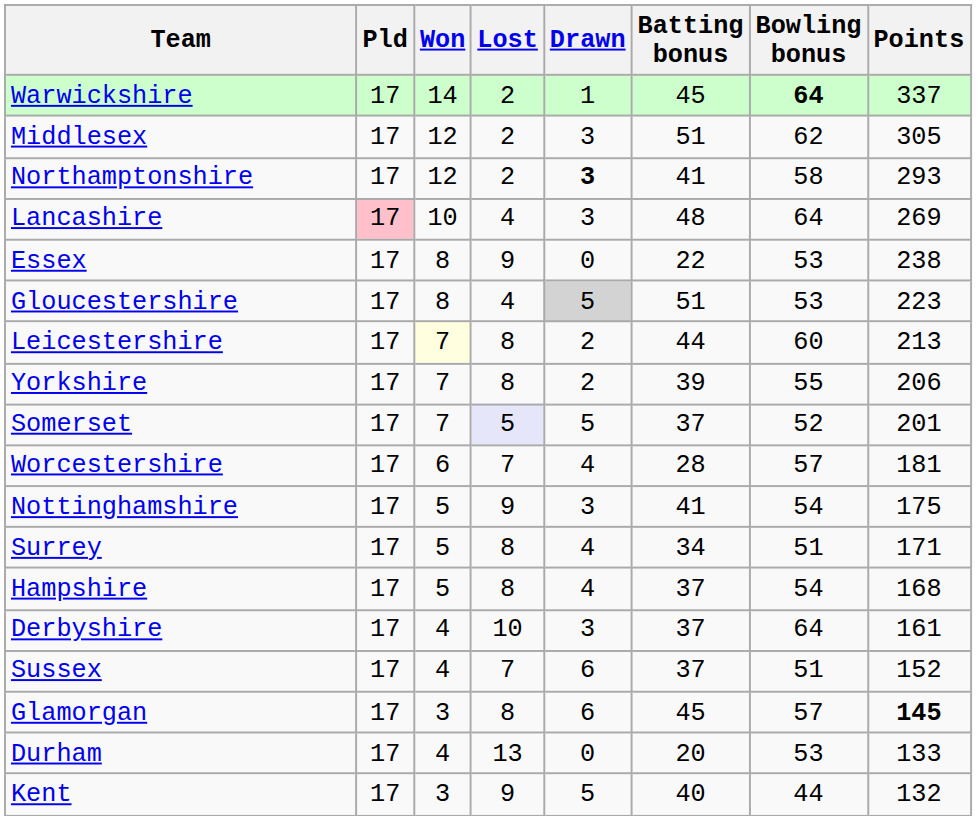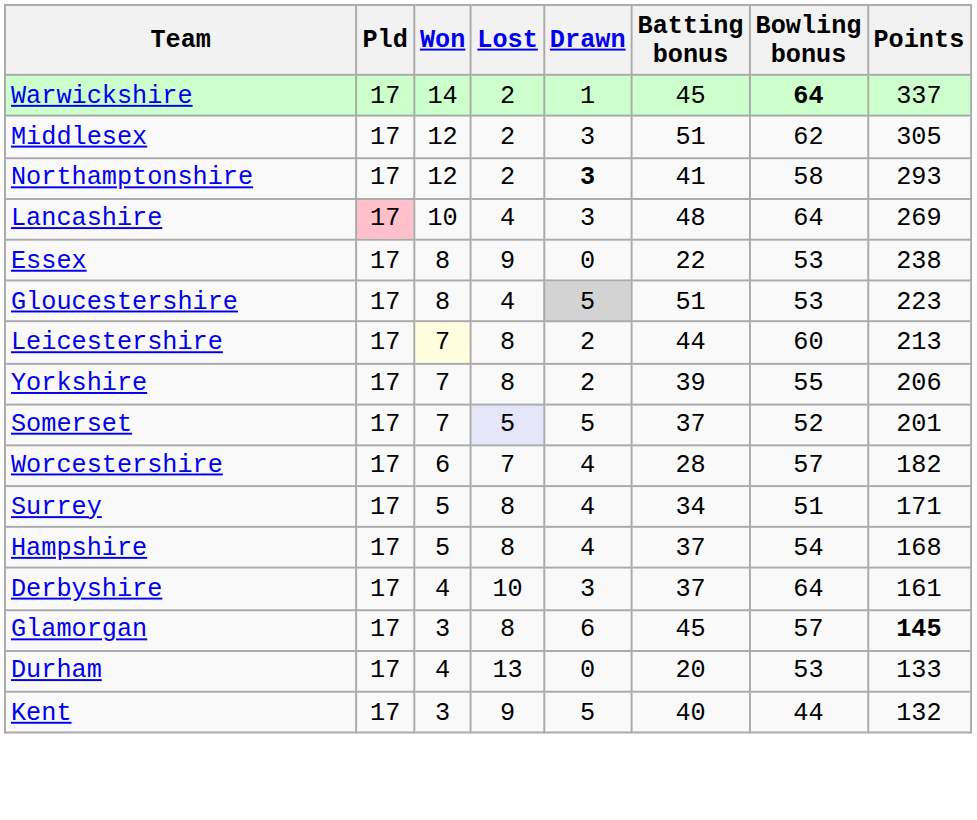(919, 466) 181 -> (919, 466) 182
- row: (124, 507)
- row: (56, 671)
